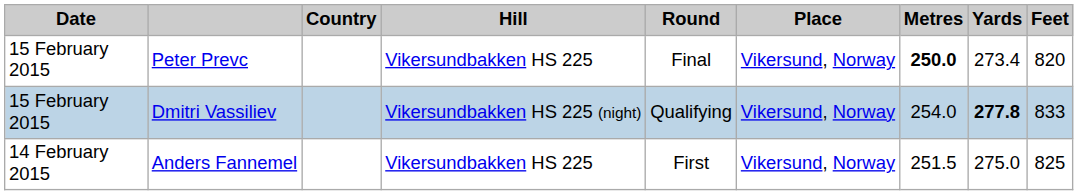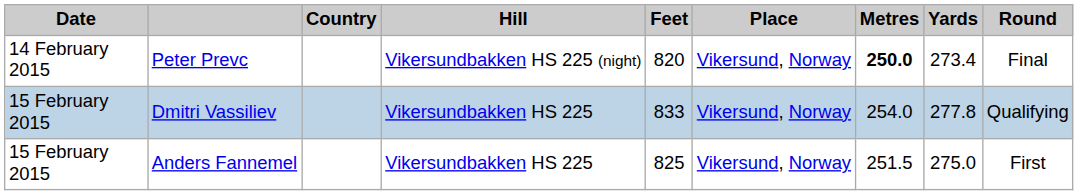columns swapped: (691, 19) <-> (1050, 19)
(59, 60) 15 February 2015 -> (59, 60) 14 February 2015
(489, 60) Vikersundbakken HS 225 -> (513, 60) Vikersundbakken HS 225 (night)
(513, 111) Vikersundbakken HS 225 (night) -> (489, 111) Vikersundbakken HS 225
(997, 111) bold -> (953, 111) normal
(59, 163) 14 February 2015 -> (59, 163) 15 February 2015
